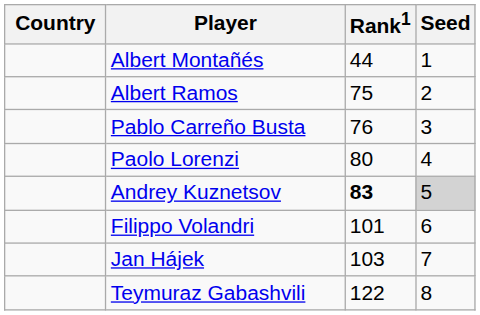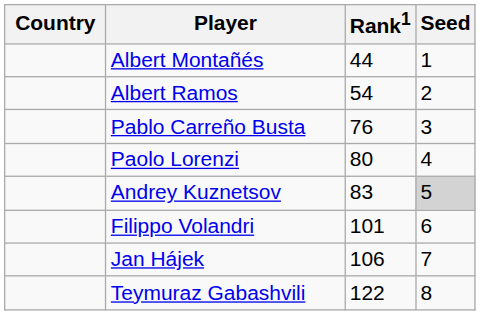(361, 93) 75 -> (361, 93) 54
(361, 192) bold -> (361, 192) normal
(367, 259) 103 -> (367, 259) 106
